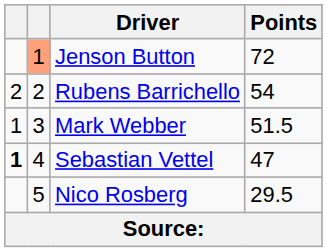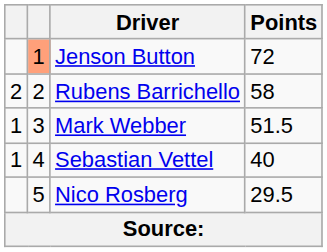(263, 91) 54 -> (263, 91) 58
(16, 160) bold -> (16, 160) normal
(263, 160) 47 -> (263, 160) 40
